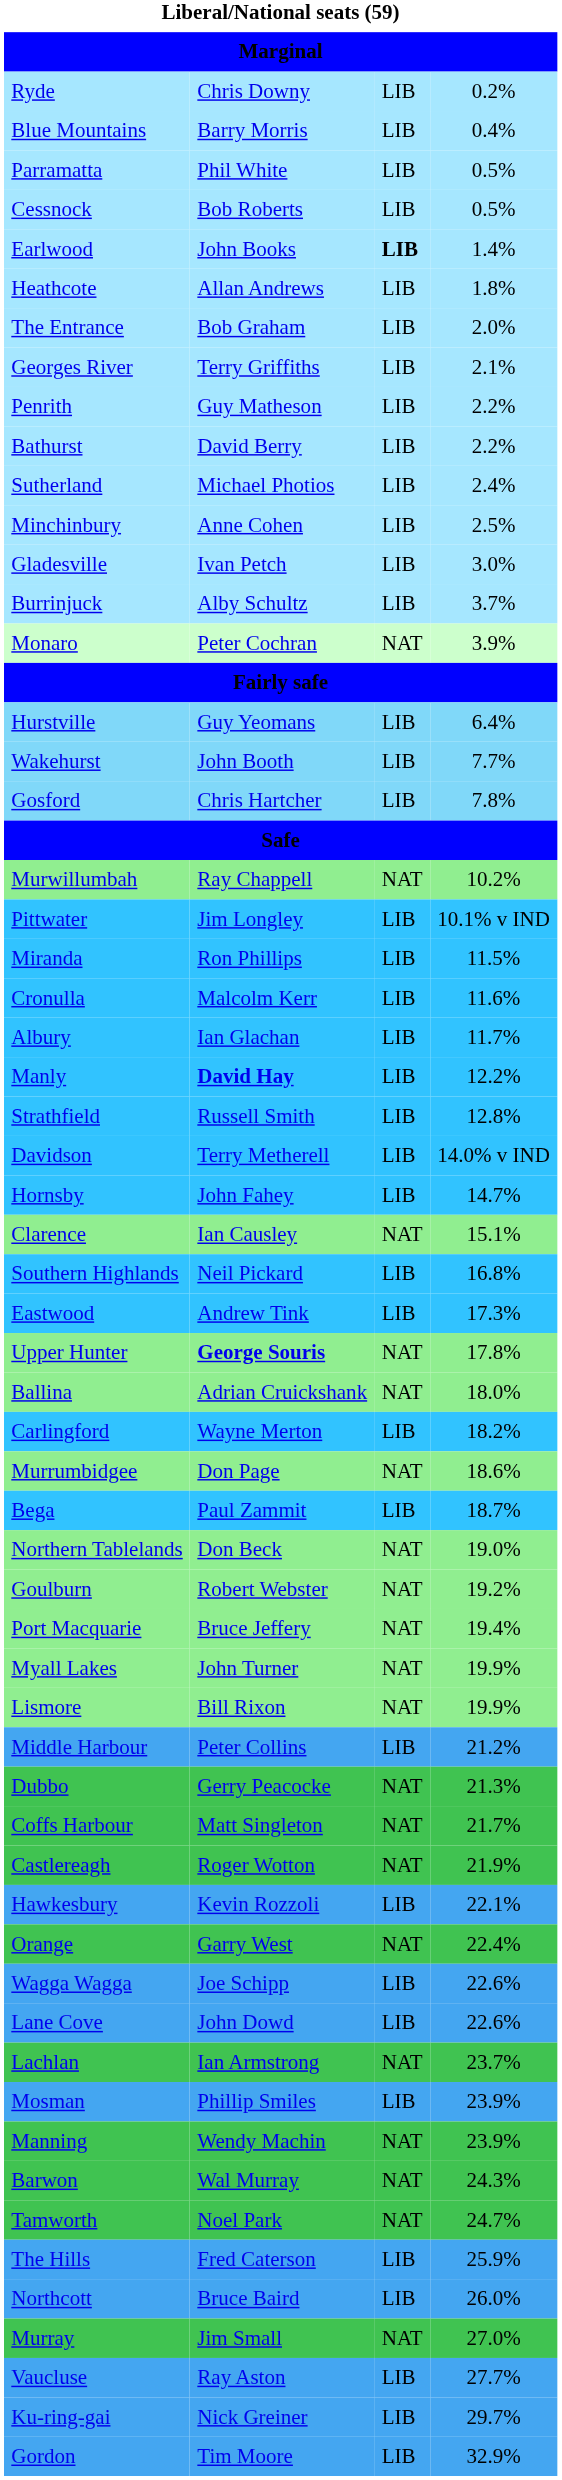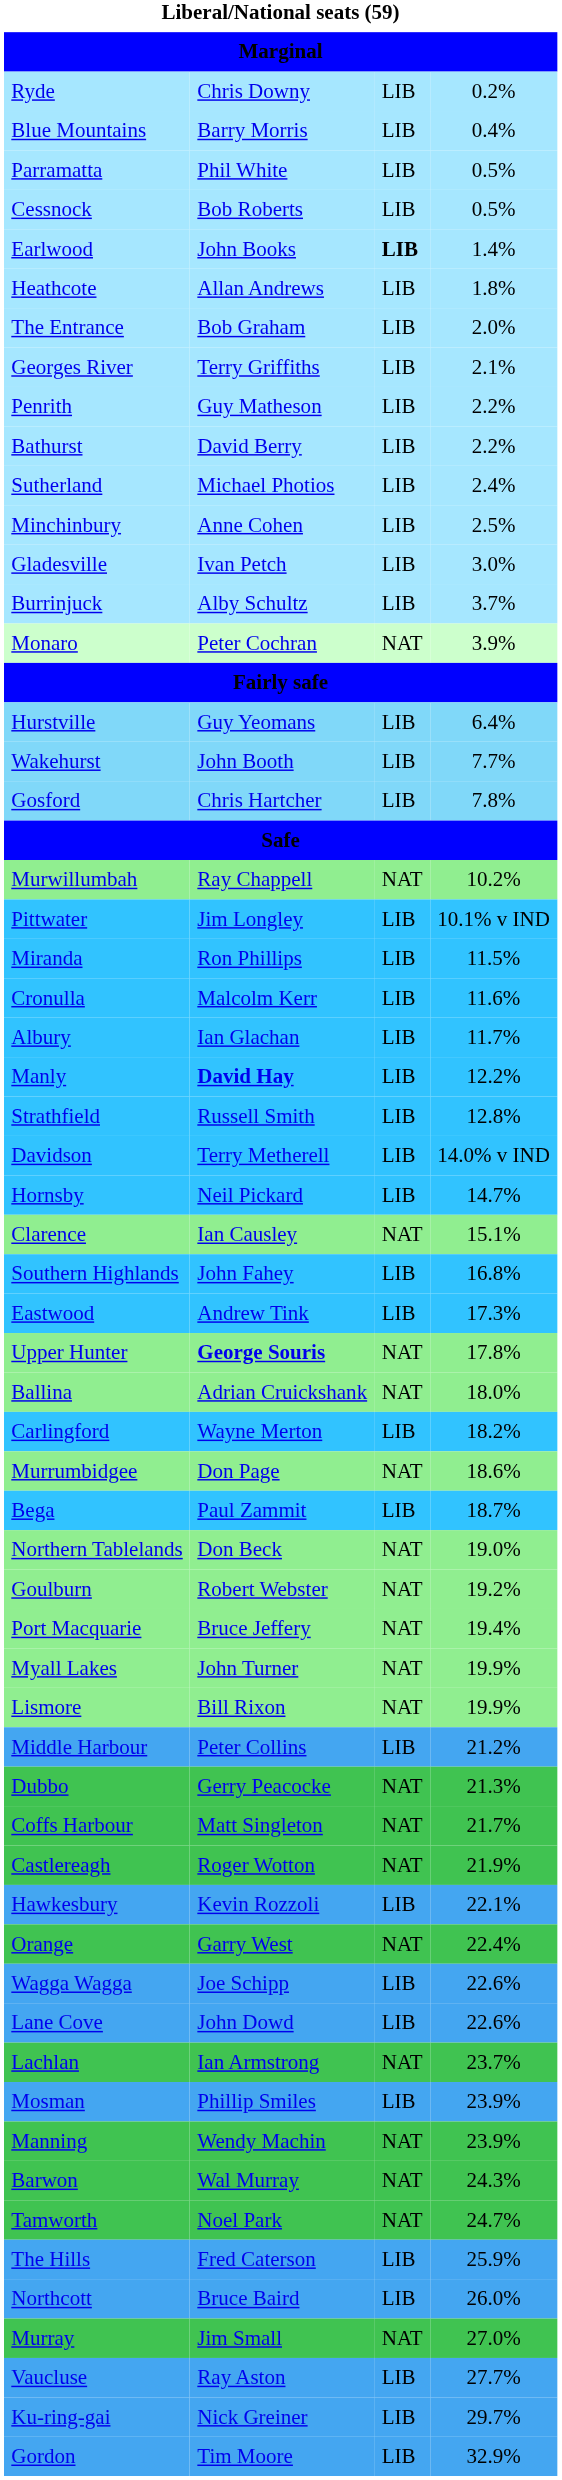(245, 1194) John Fahey -> (250, 1194) Neil Pickard
(250, 1273) Neil Pickard -> (245, 1273) John Fahey
